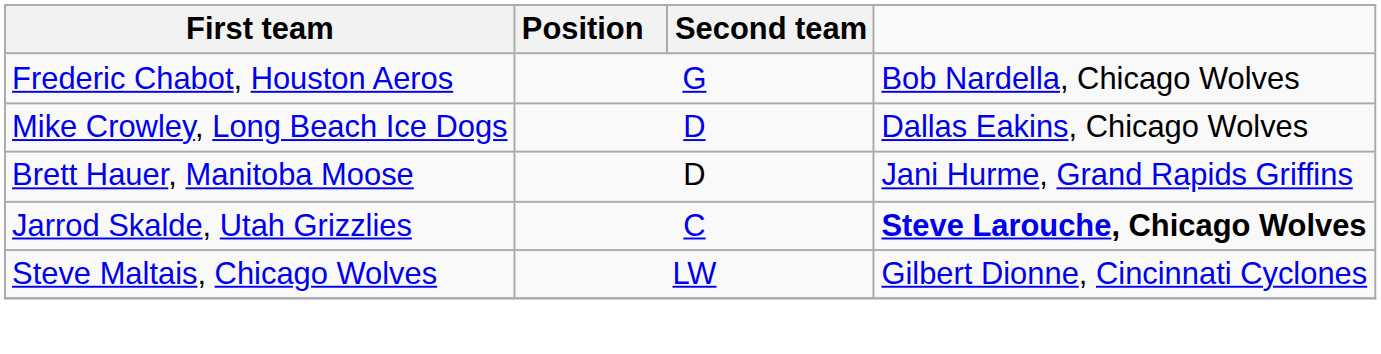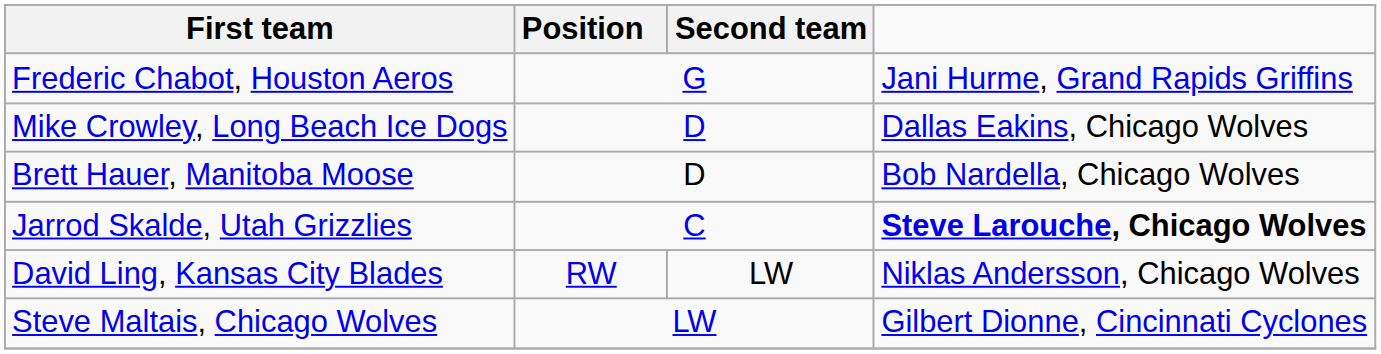(1091, 77) Bob Nardella, Chicago Wolves -> (1117, 77) Jani Hurme, Grand Rapids Griffins
(1117, 175) Jani Hurme, Grand Rapids Griffins -> (1091, 175) Bob Nardella, Chicago Wolves
+ row: (228, 273)
